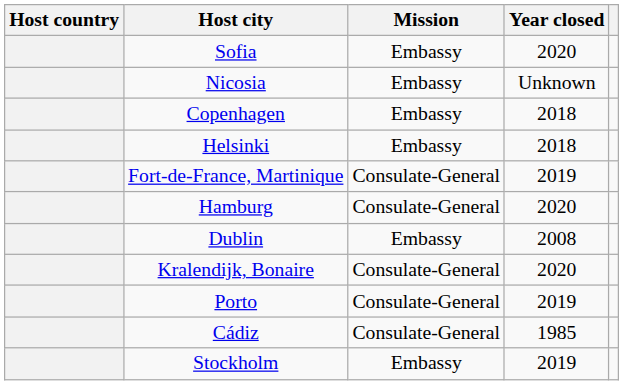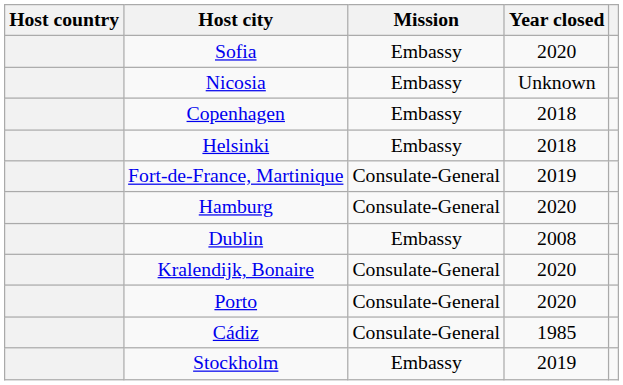(557, 301) 2019 -> (557, 301) 2020
